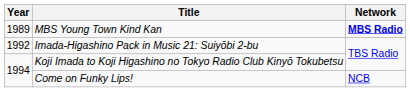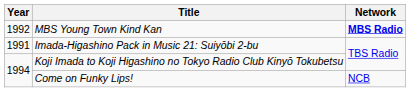(18, 29) 1989 -> (18, 29) 1992
(18, 45) 1992 -> (18, 45) 1991
